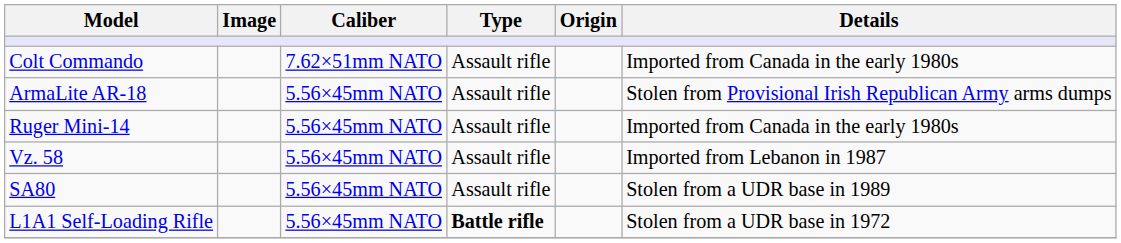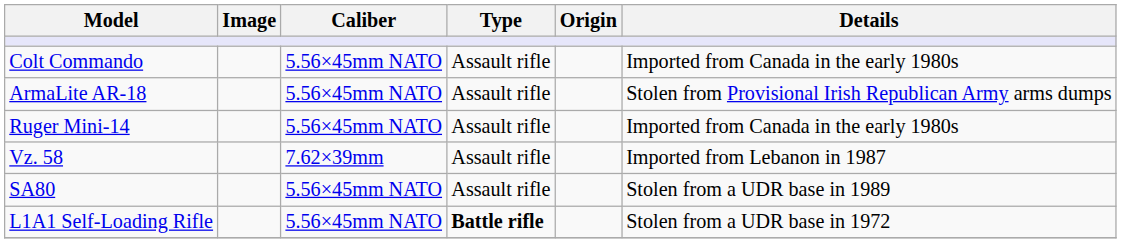(364, 61) 7.62×51mm NATO -> (364, 61) 5.56×45mm NATO
(364, 157) 5.56×45mm NATO -> (335, 157) 7.62×39mm
